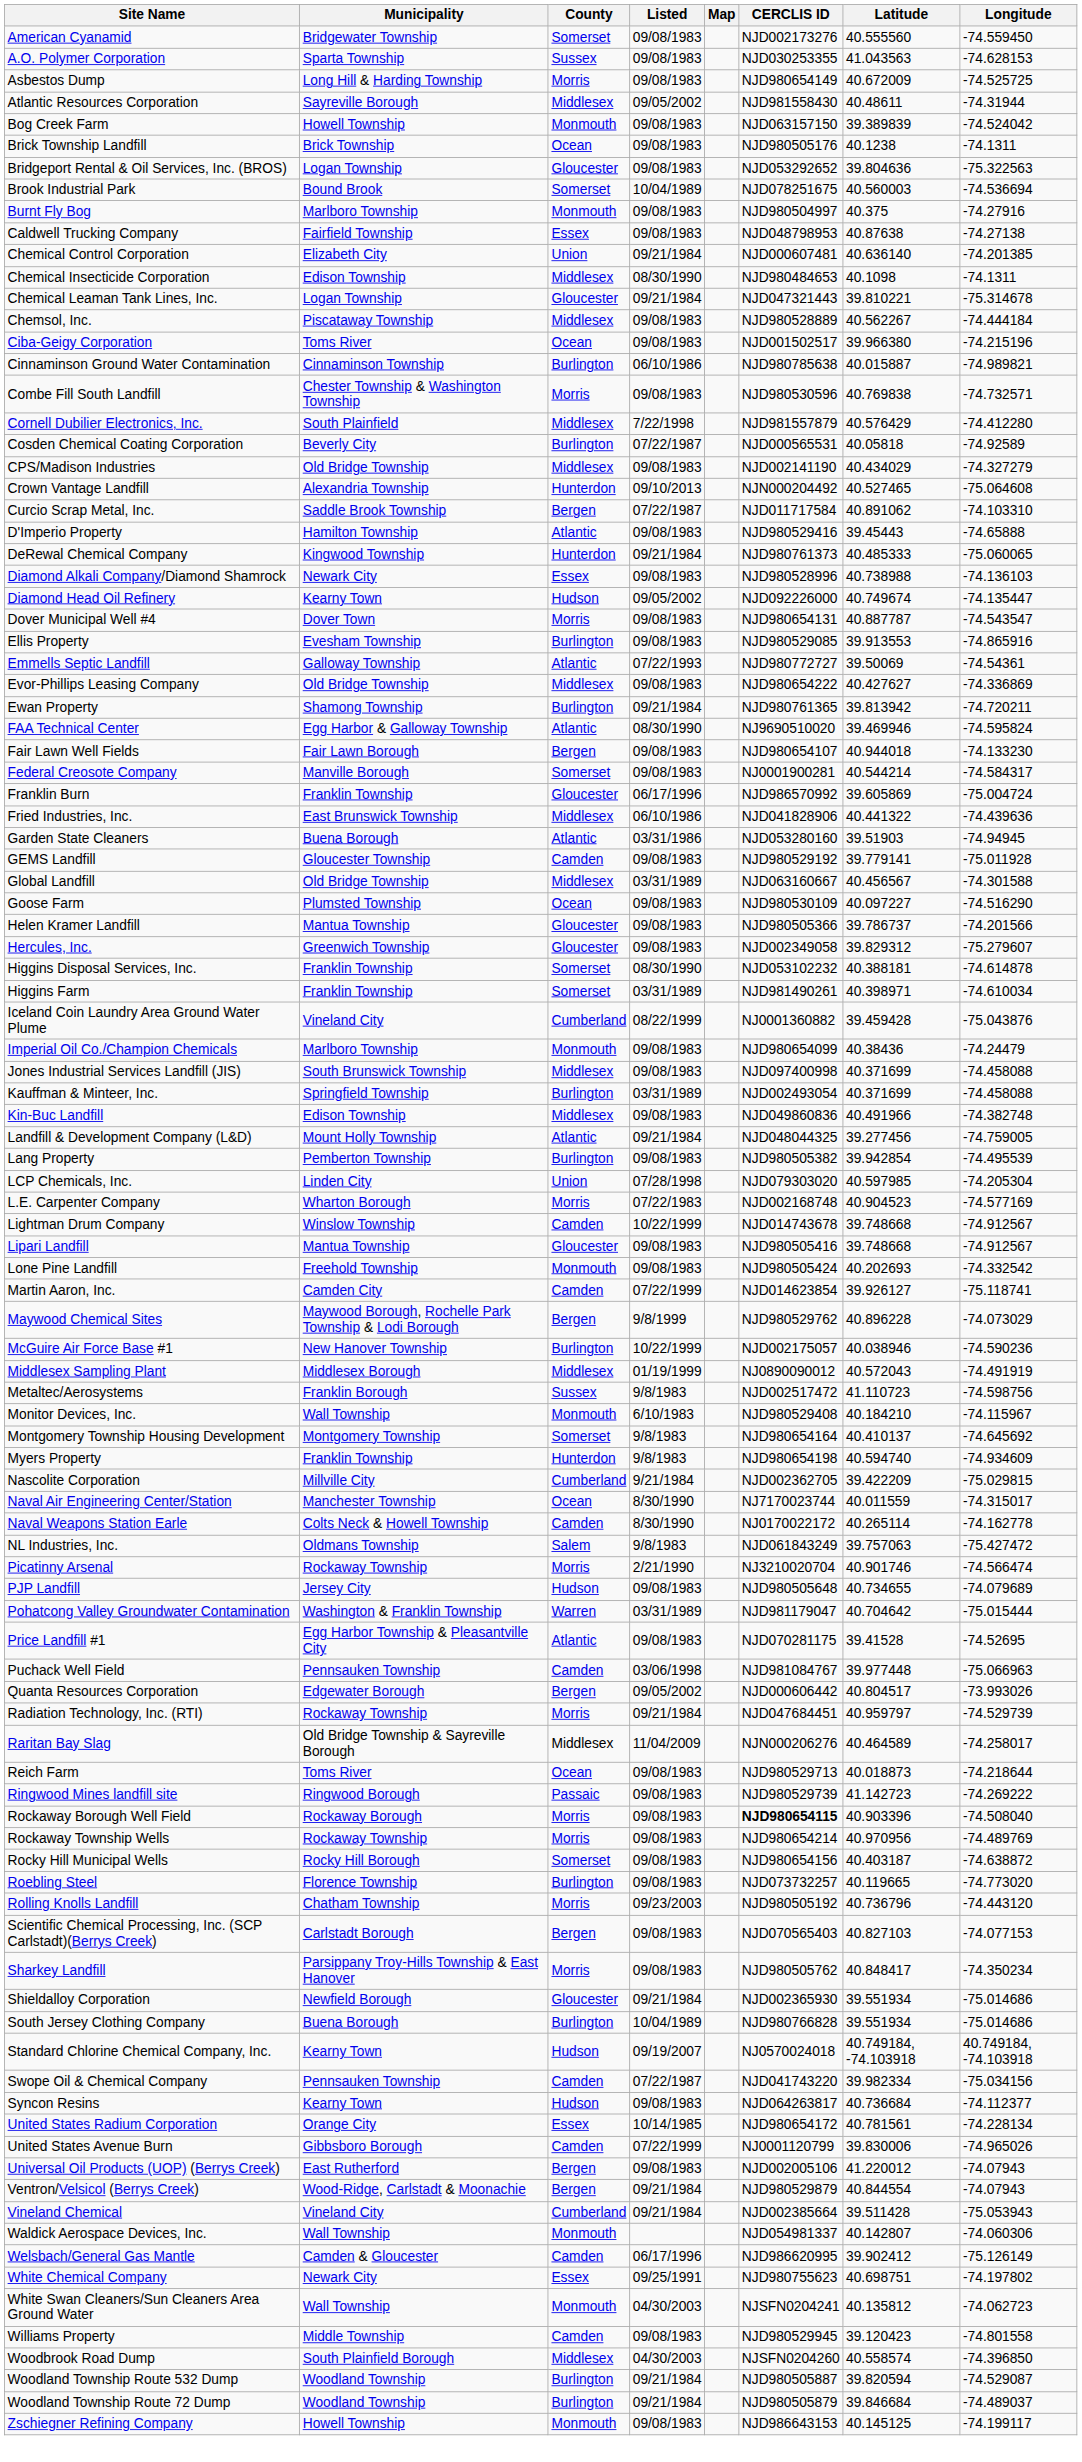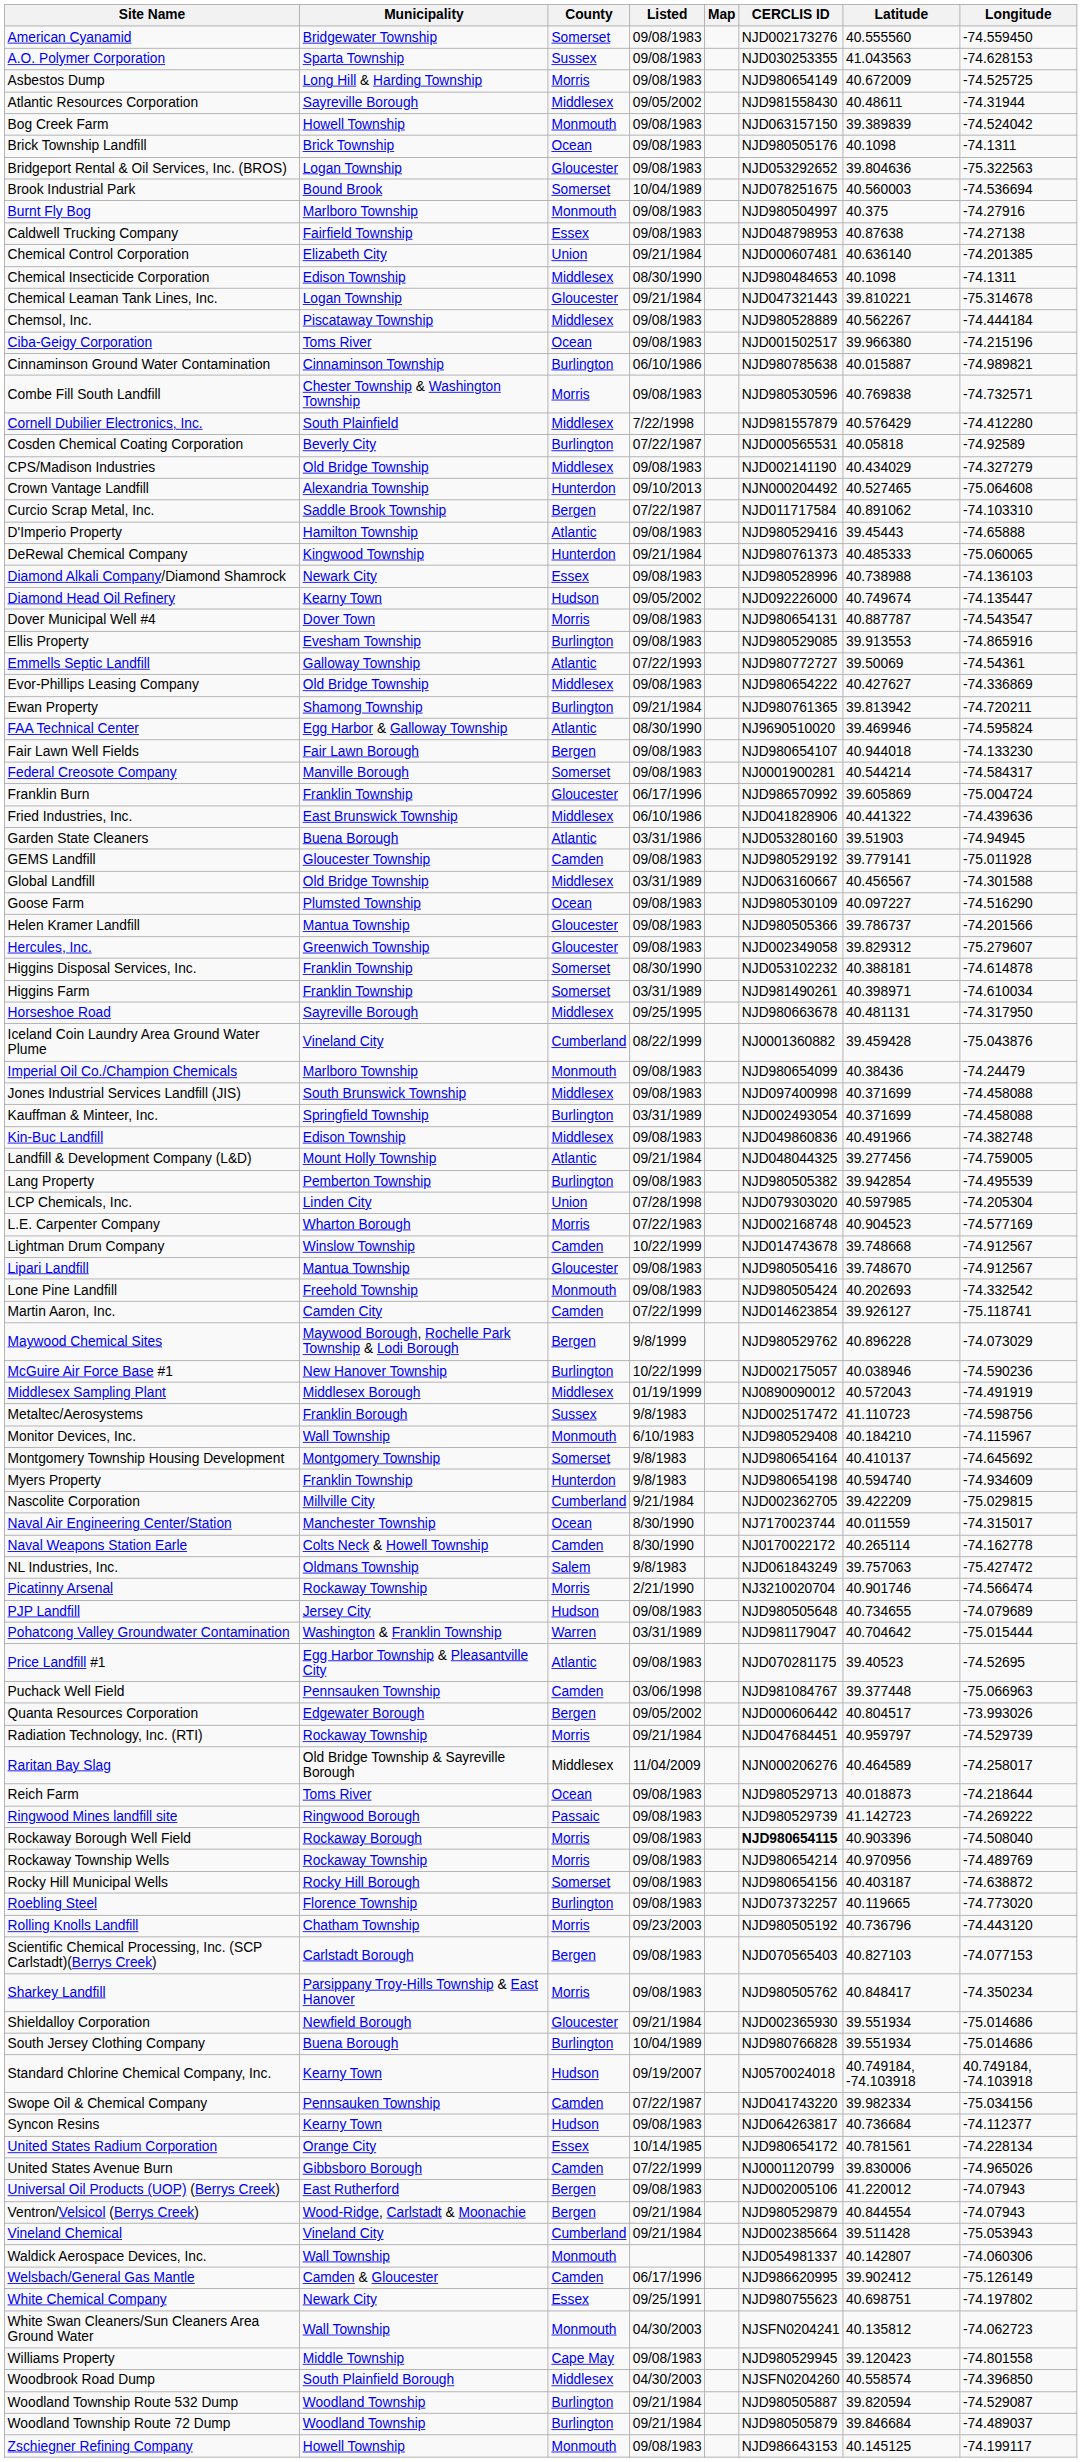(871, 146) 40.1238 -> (871, 146) 40.1098
+ row: (59, 1012)
(879, 1246) 39.748668 -> (879, 1268) 39.748670
(875, 1640) 39.41528 -> (875, 1662) 39.40523
(879, 1670) 39.977448 -> (879, 1692) 39.377448
(577, 2336) Camden -> (583, 2358) Cape May
